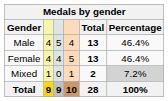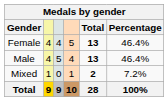rows swapped: (24, 58) <-> (24, 43)
(135, 74) lightgrey background -> (135, 74) no background
